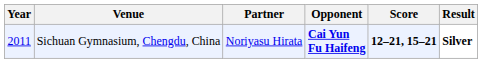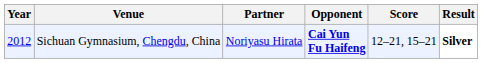(19, 41) 2011 -> (19, 41) 2012
(404, 41) bold -> (404, 41) normal
